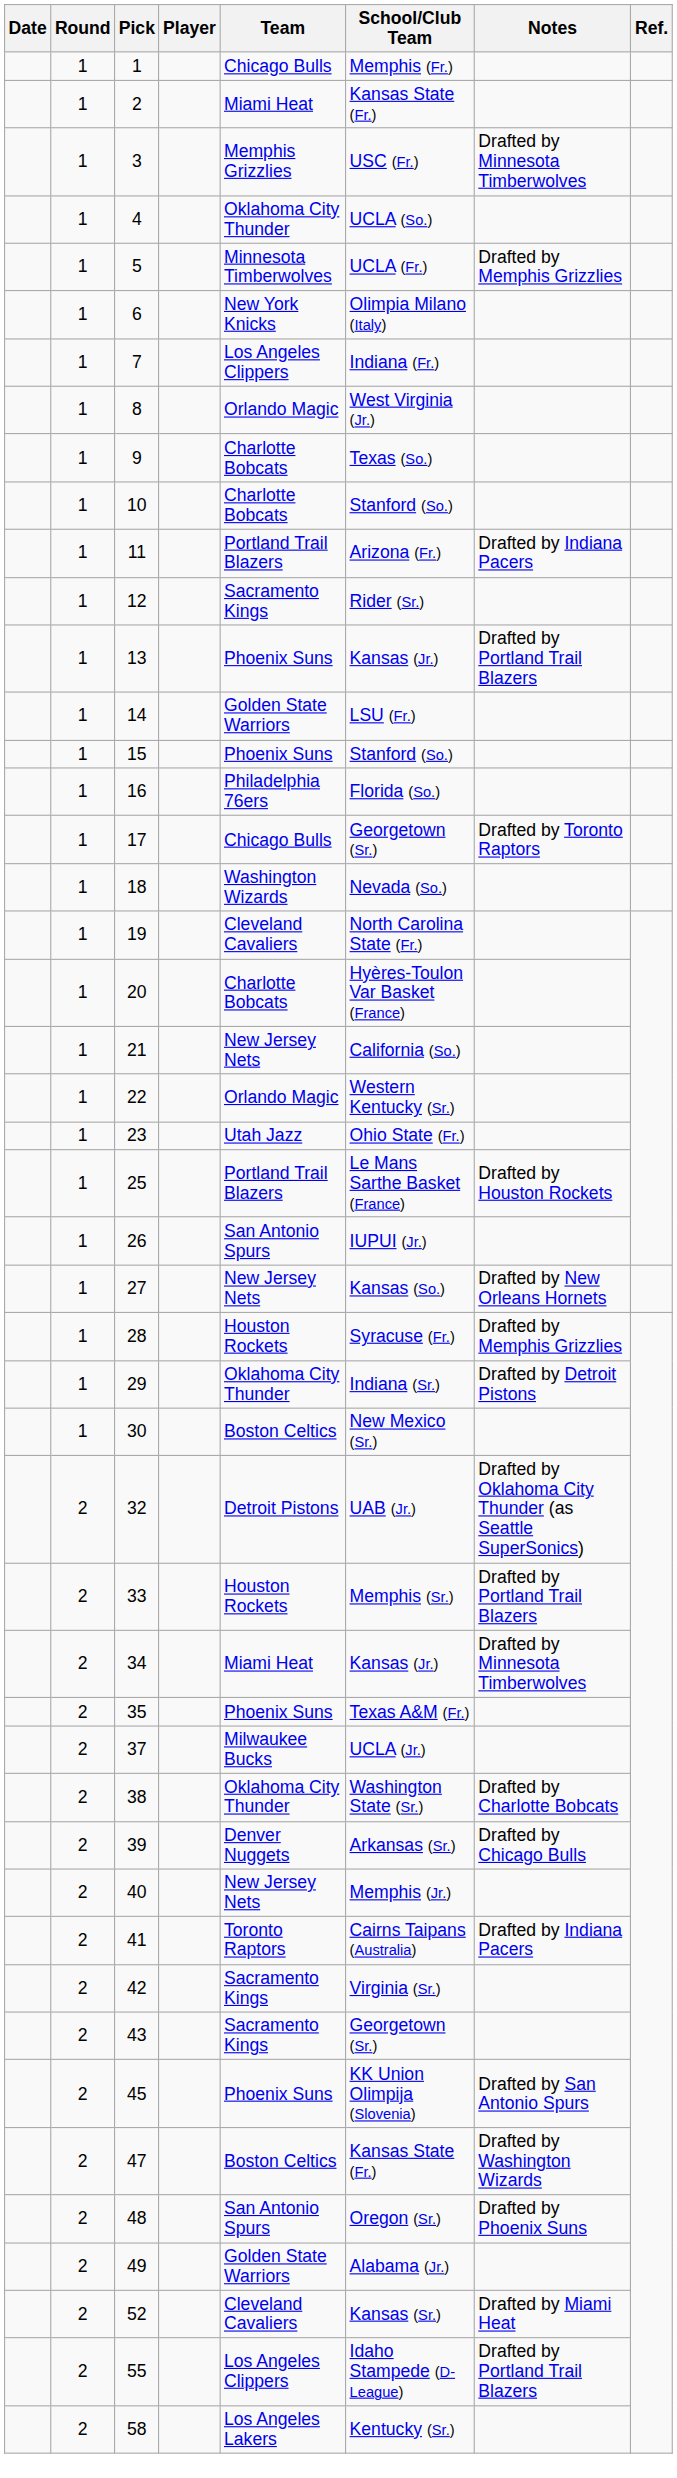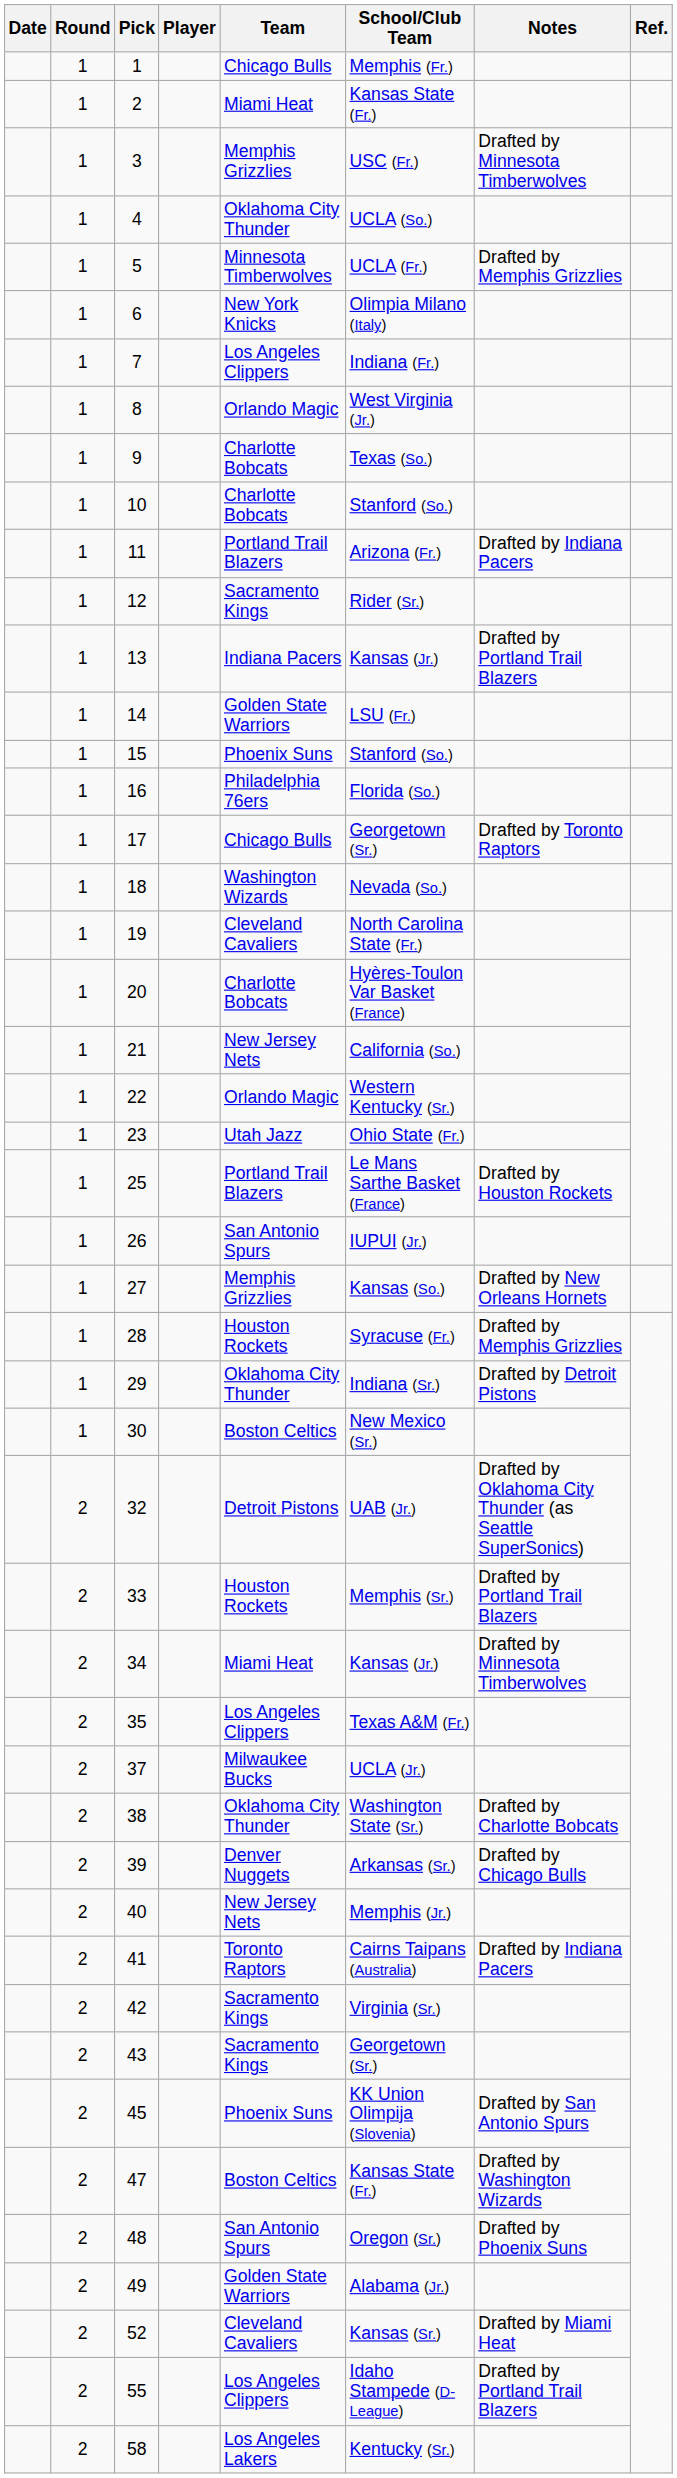(278, 658) Phoenix Suns -> (283, 658) Indiana Pacers
(270, 1288) New Jersey Nets -> (260, 1288) Memphis Grizzlies
(278, 1711) Phoenix Suns -> (272, 1721) Los Angeles Clippers
